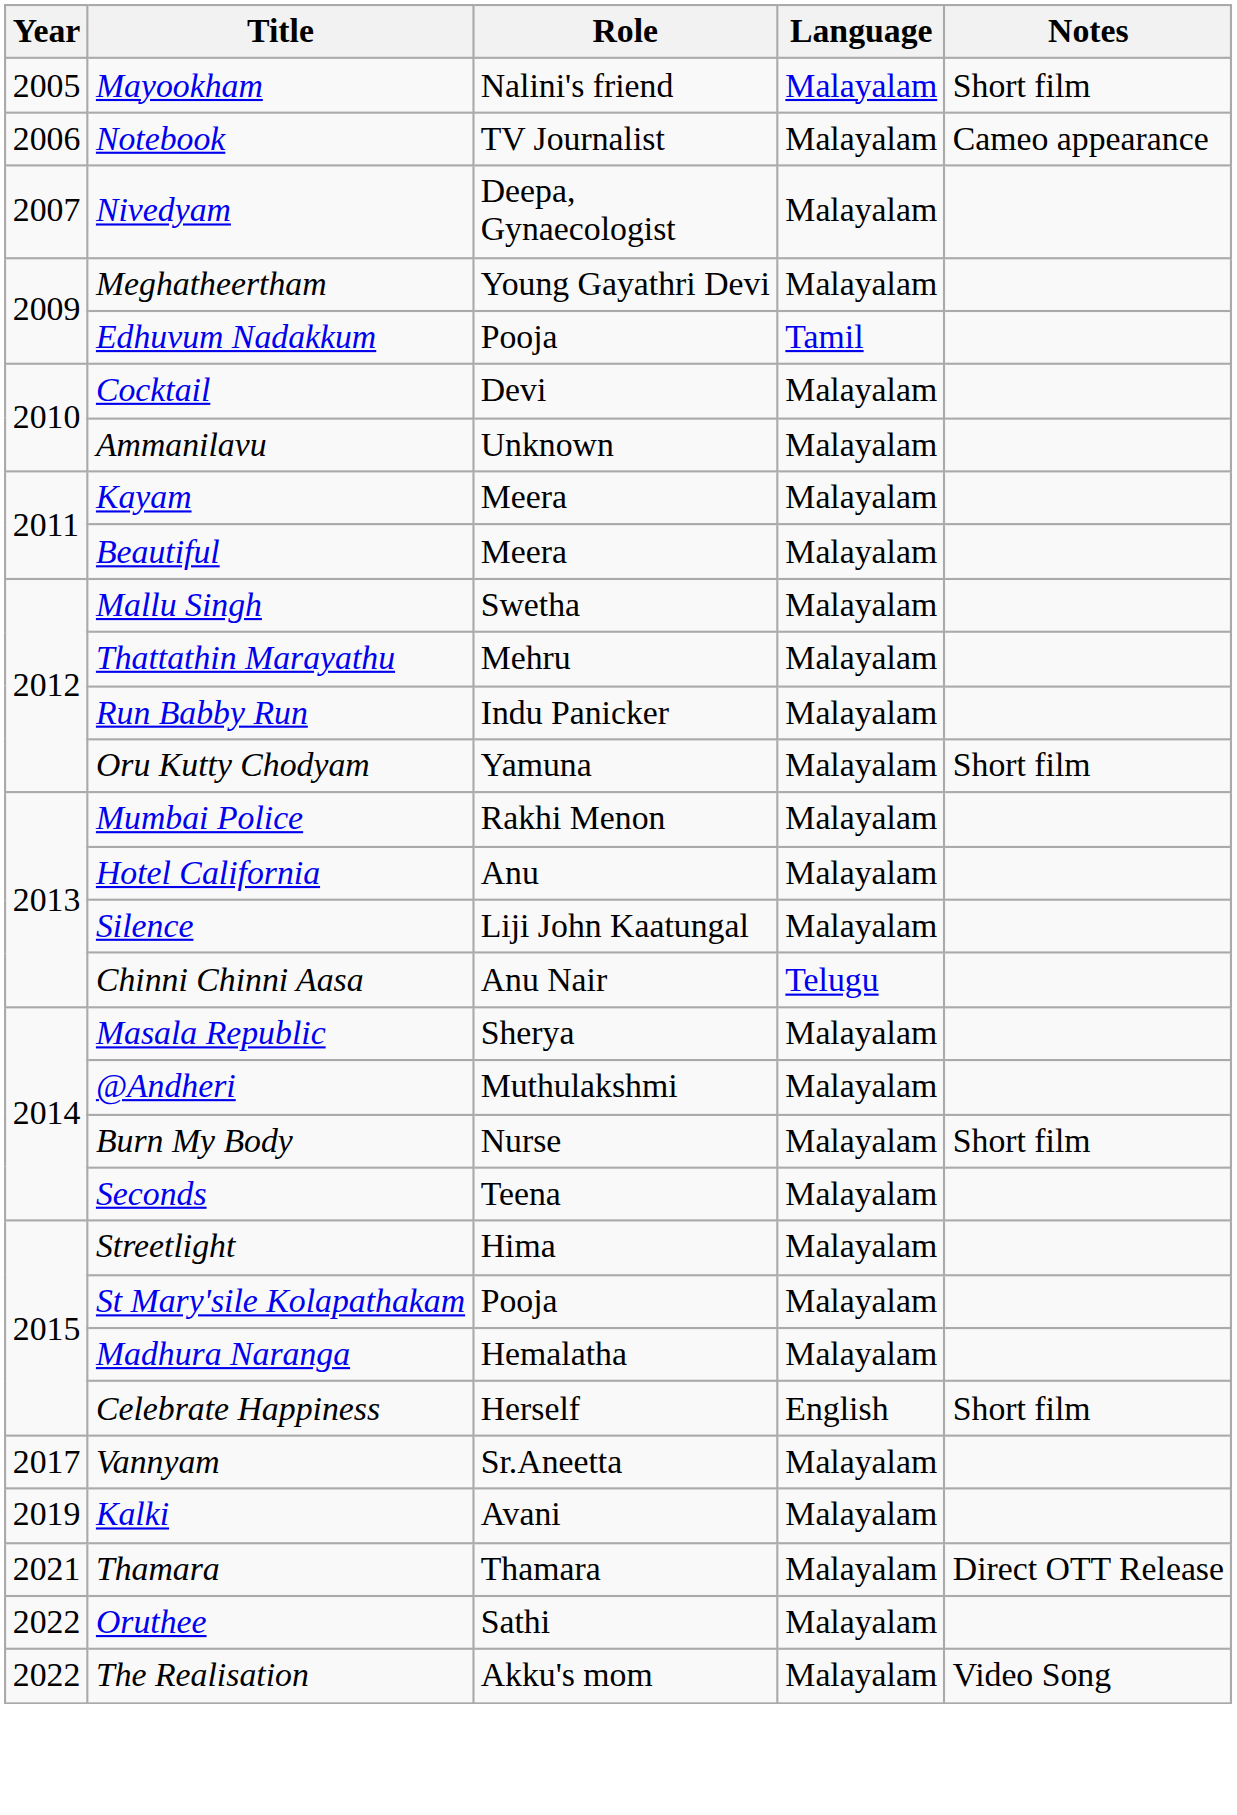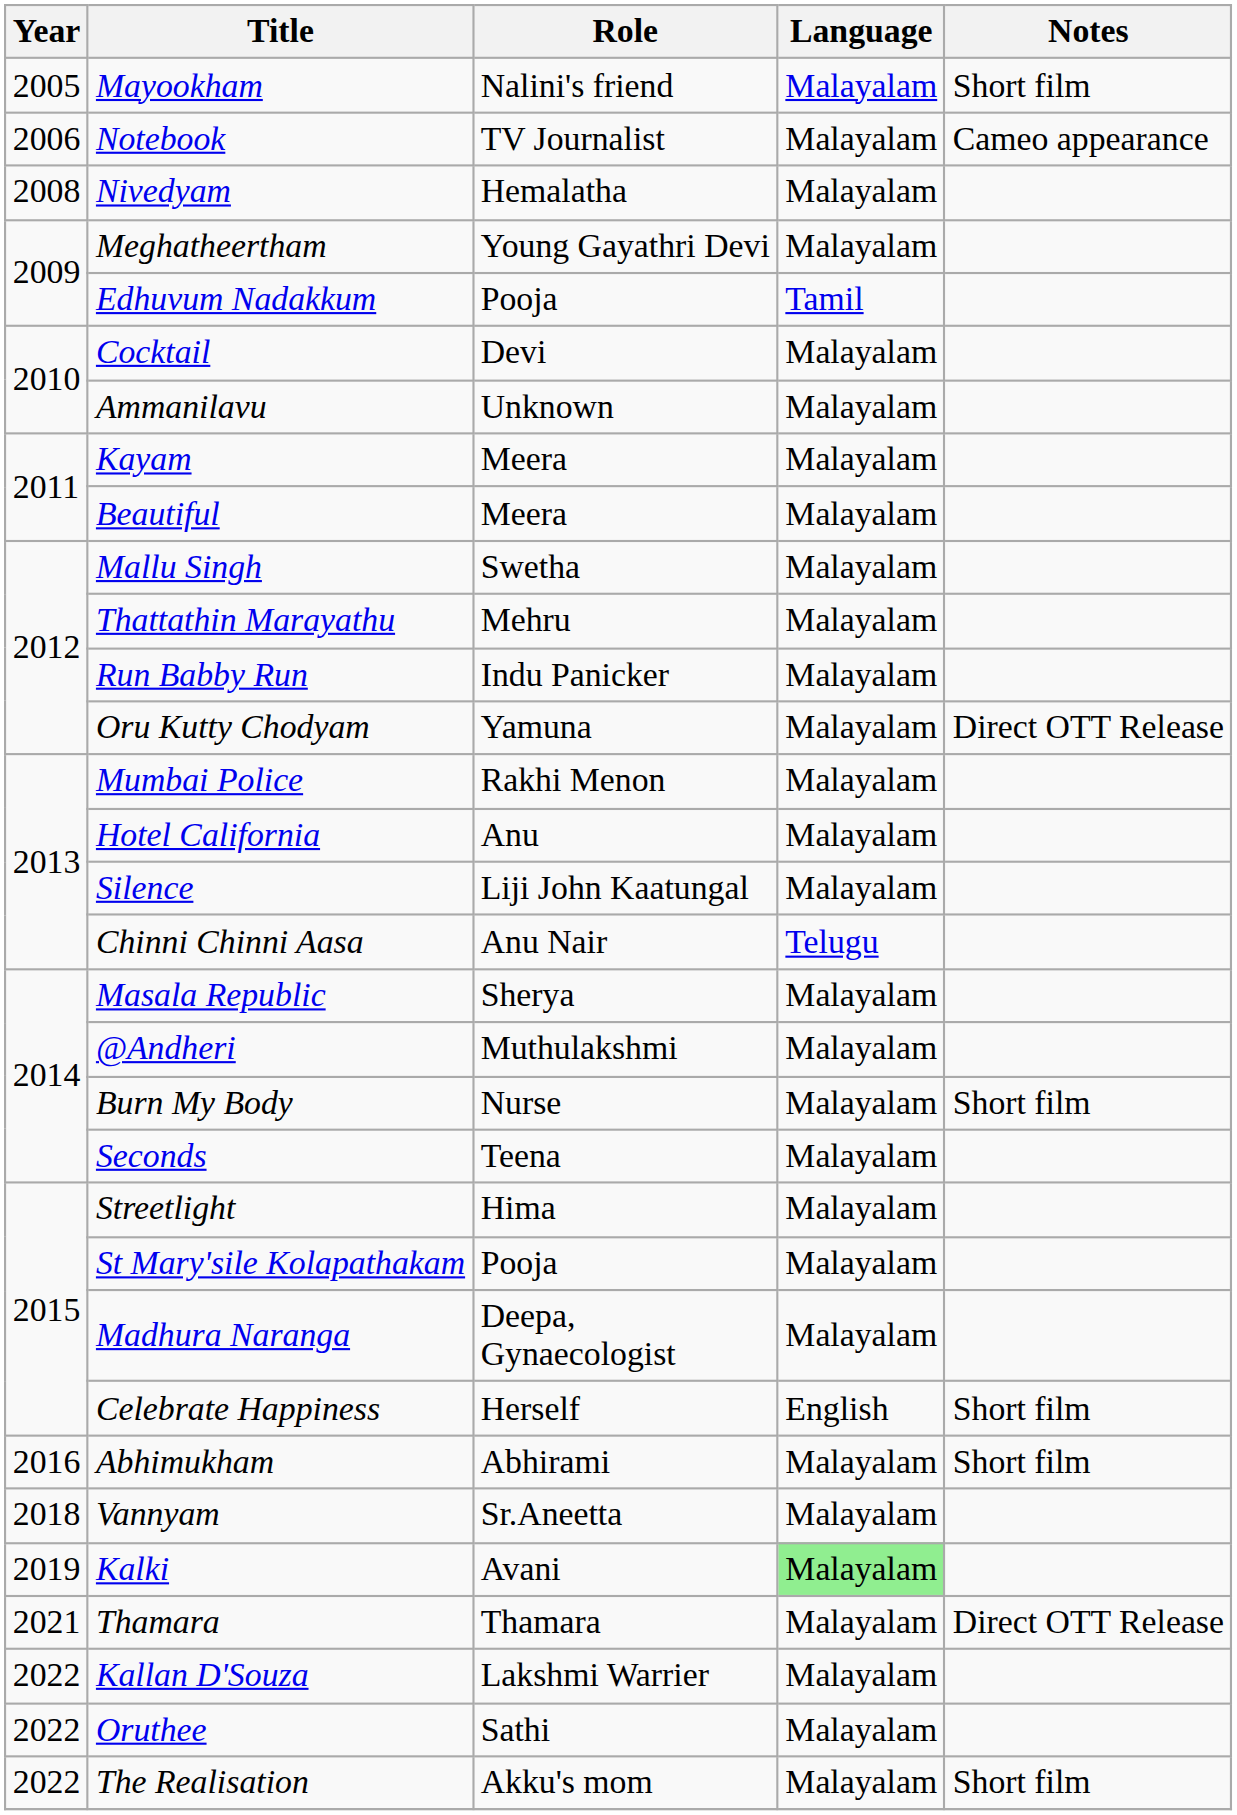(47, 210) 2007 -> (47, 191) 2008
(578, 210) Deepa, Gynaecologist -> (554, 191) Hemalatha
(1022, 765) Short film -> (1088, 727) Direct OTT Release
(554, 1354) Hemalatha -> (578, 1335) Deepa, Gynaecologist
+ row: (185, 1461)
(47, 1461) 2017 -> (47, 1514) 2018
(861, 1514) no background -> (861, 1568) lightgreen background
+ row: (202, 1675)
(1032, 1675) Video Song -> (1022, 1782) Short film
